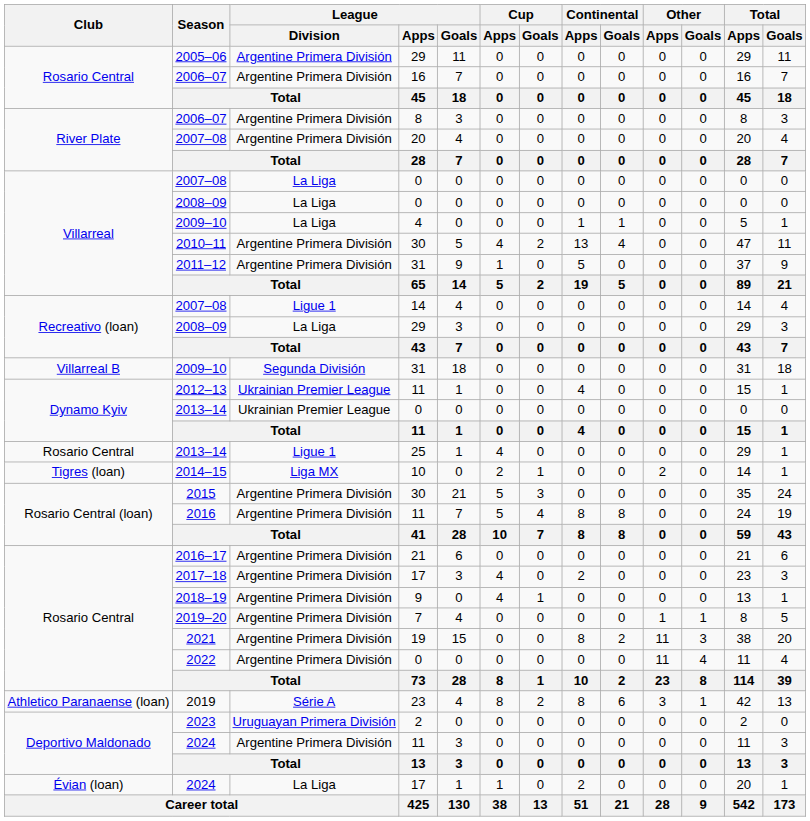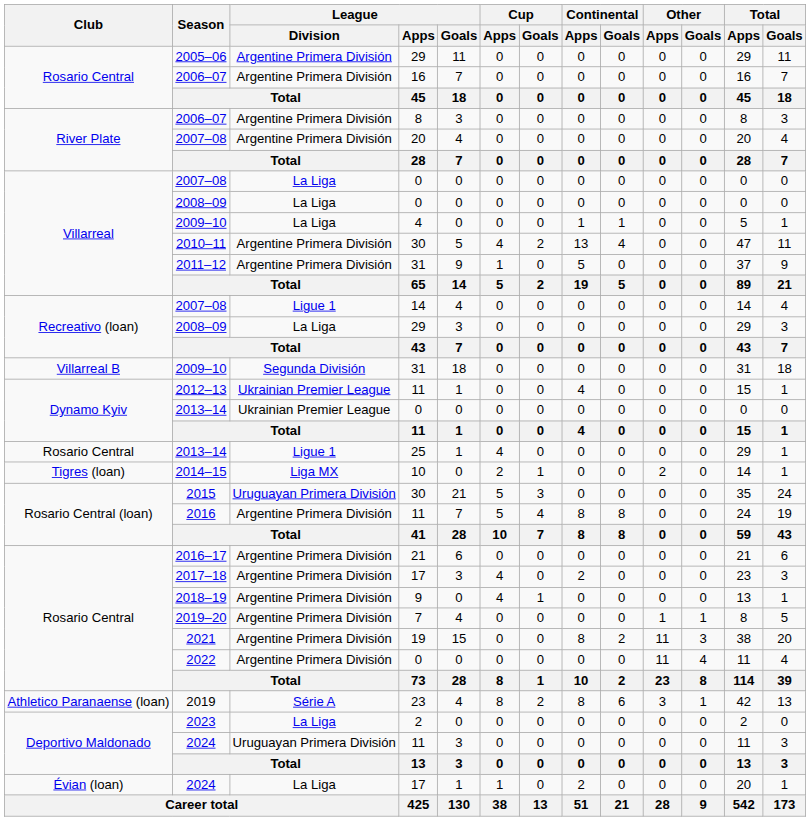(314, 493) Argentine Primera División -> (314, 493) Uruguayan Primera División
(314, 722) Uruguayan Primera División -> (314, 722) La Liga
(314, 743) Argentine Primera División -> (314, 743) Uruguayan Primera División
